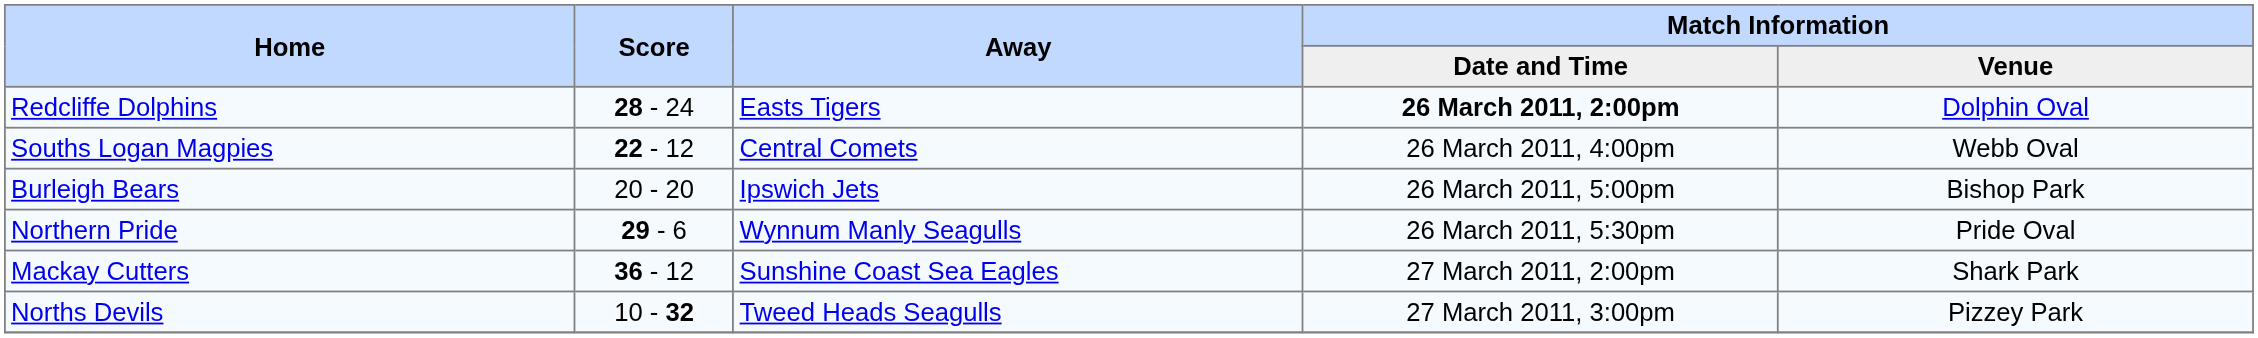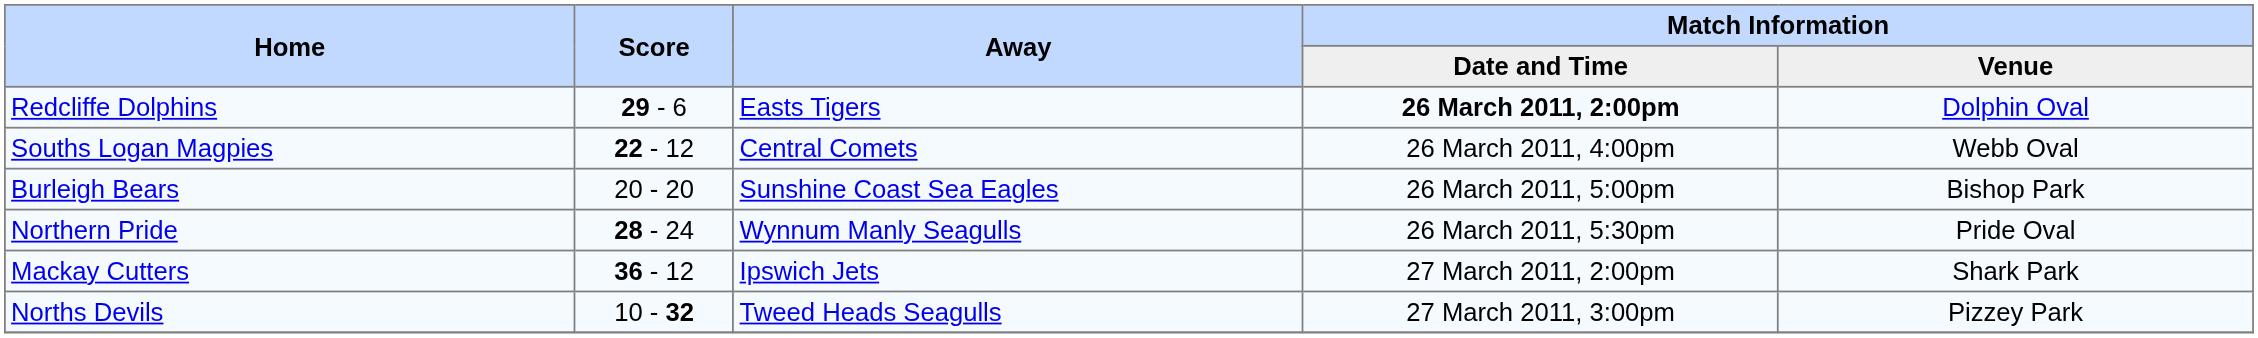(654, 107) 28 - 24 -> (654, 107) 29 - 6
(809, 189) Ipswich Jets -> (899, 189) Sunshine Coast Sea Eagles
(654, 230) 29 - 6 -> (654, 230) 28 - 24
(899, 271) Sunshine Coast Sea Eagles -> (809, 271) Ipswich Jets
